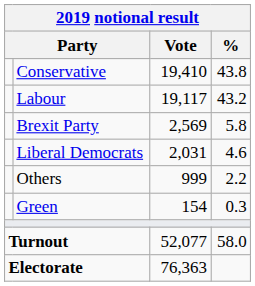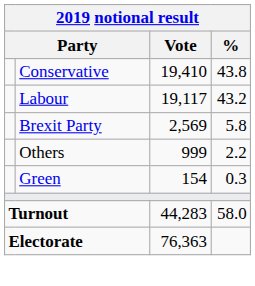- row: (80, 152)
(184, 240) 52,077 -> (184, 214) 44,283
